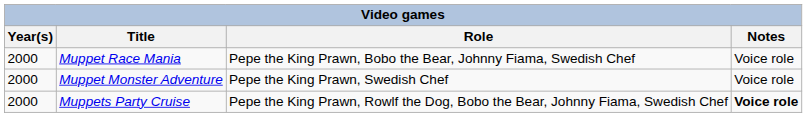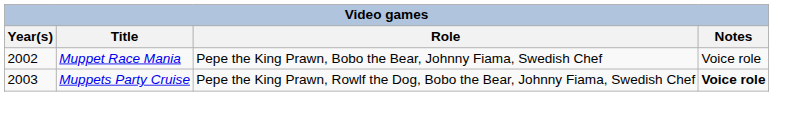(23, 58) 2000 -> (23, 58) 2002
- row: (141, 79)
(23, 101) 2000 -> (23, 79) 2003
